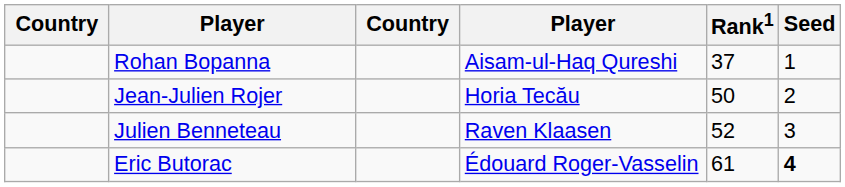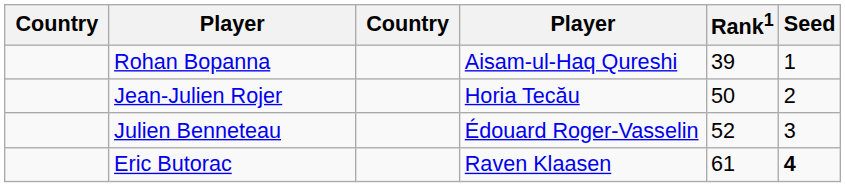(723, 61) 37 -> (723, 61) 39
(538, 130) Raven Klaasen -> (582, 130) Édouard Roger-Vasselin
(582, 164) Édouard Roger-Vasselin -> (538, 164) Raven Klaasen
